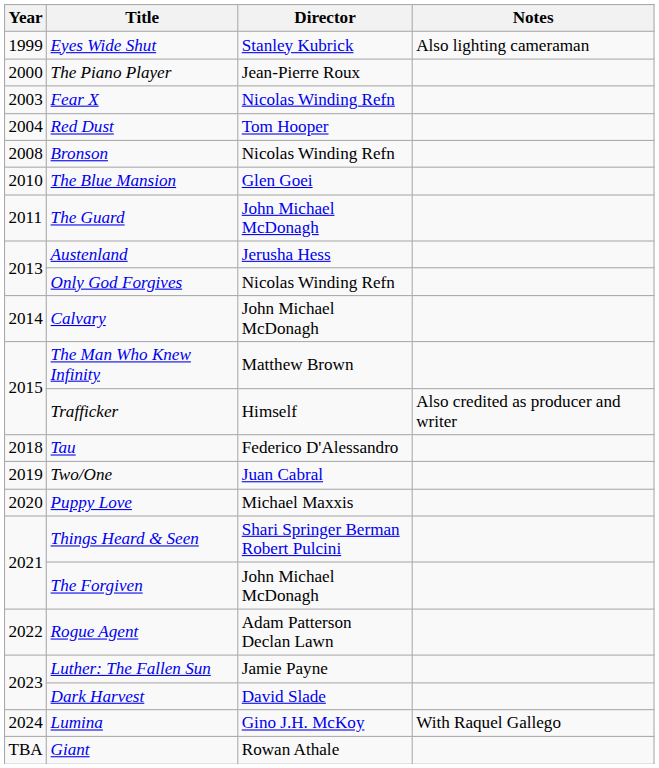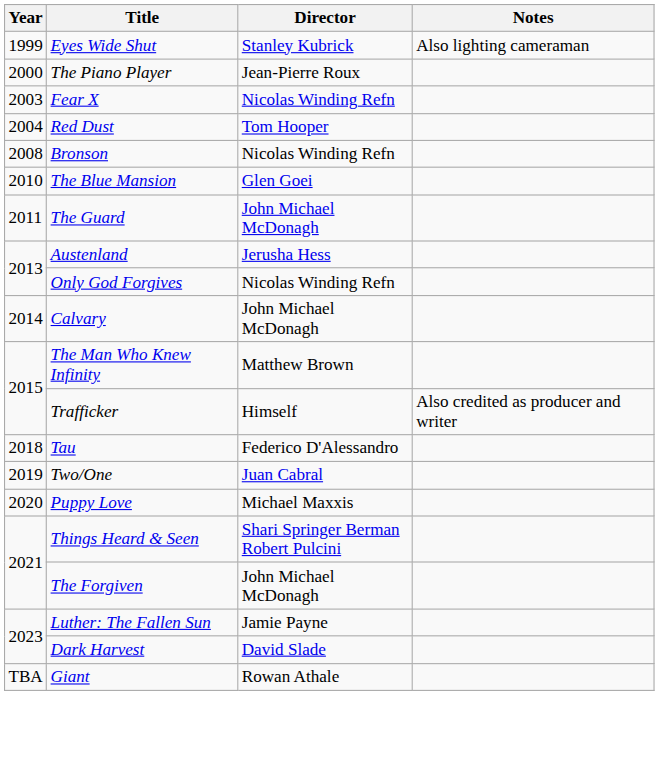- row: (94, 631)
- row: (77, 723)
